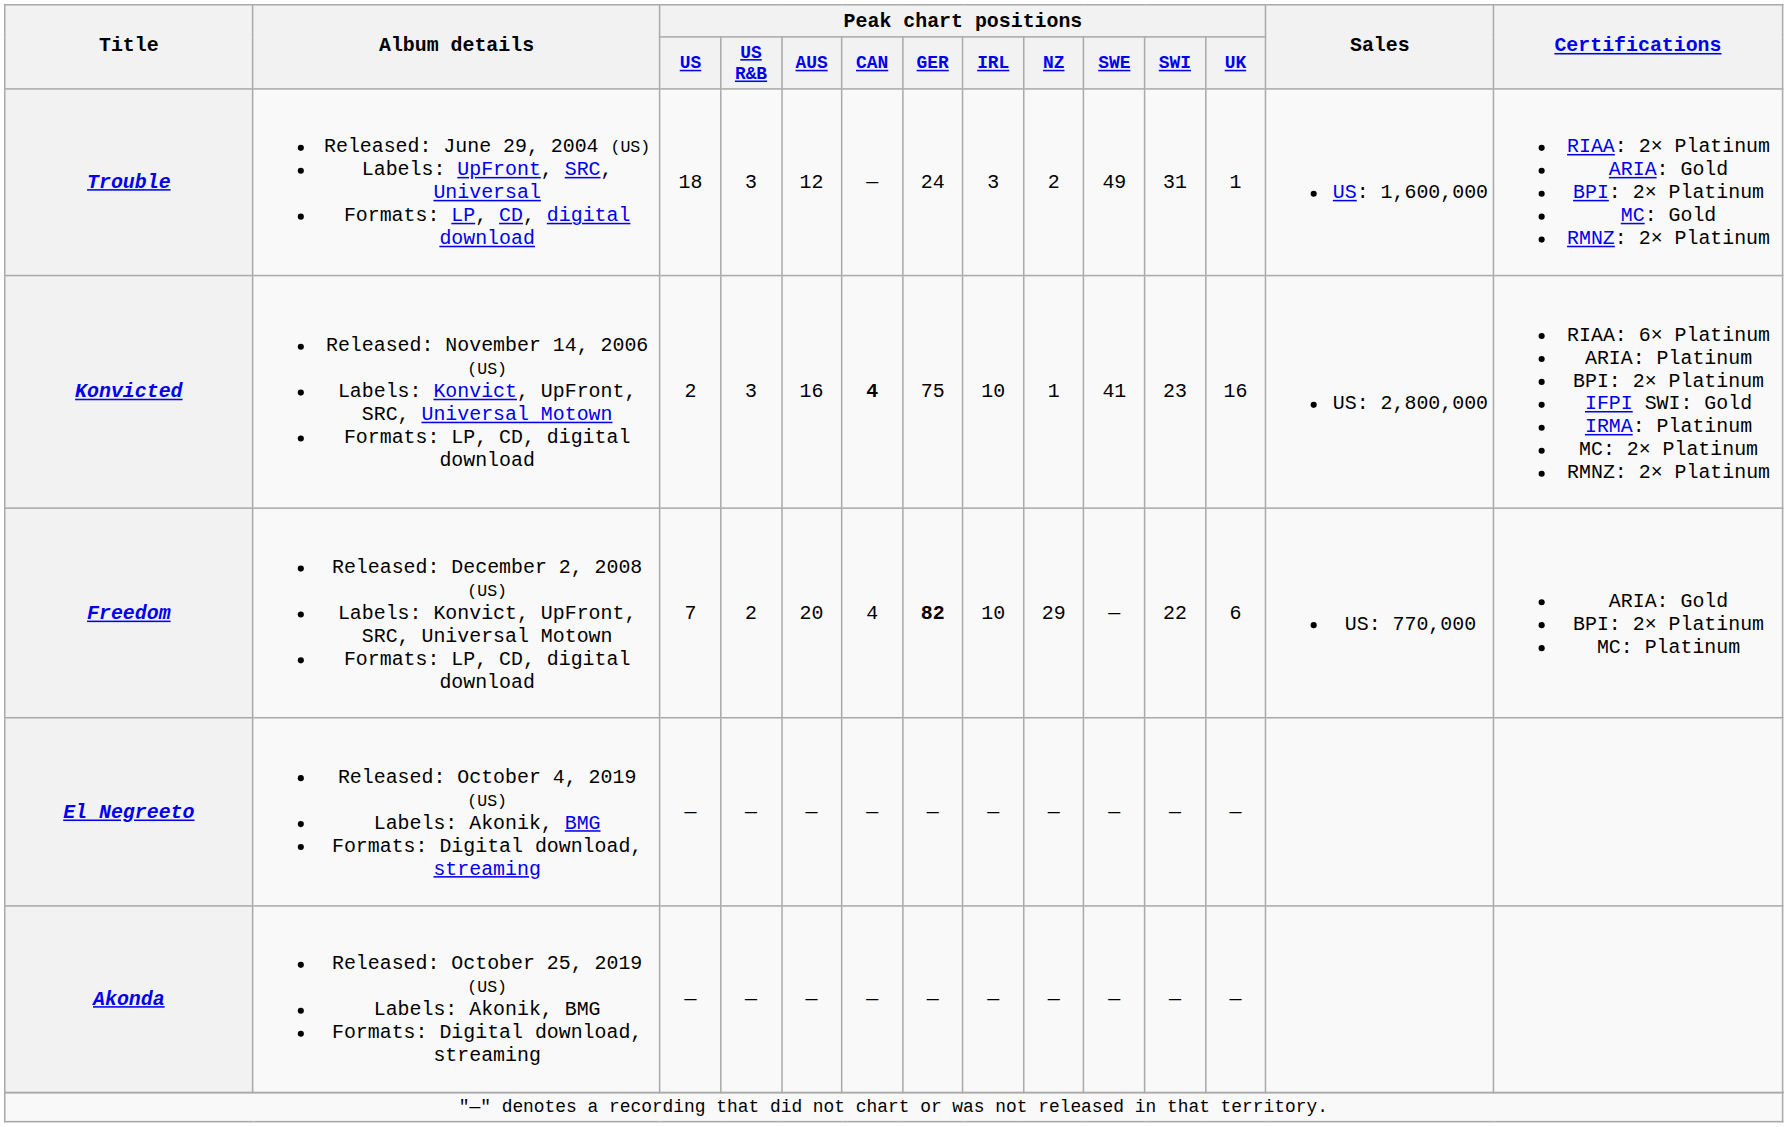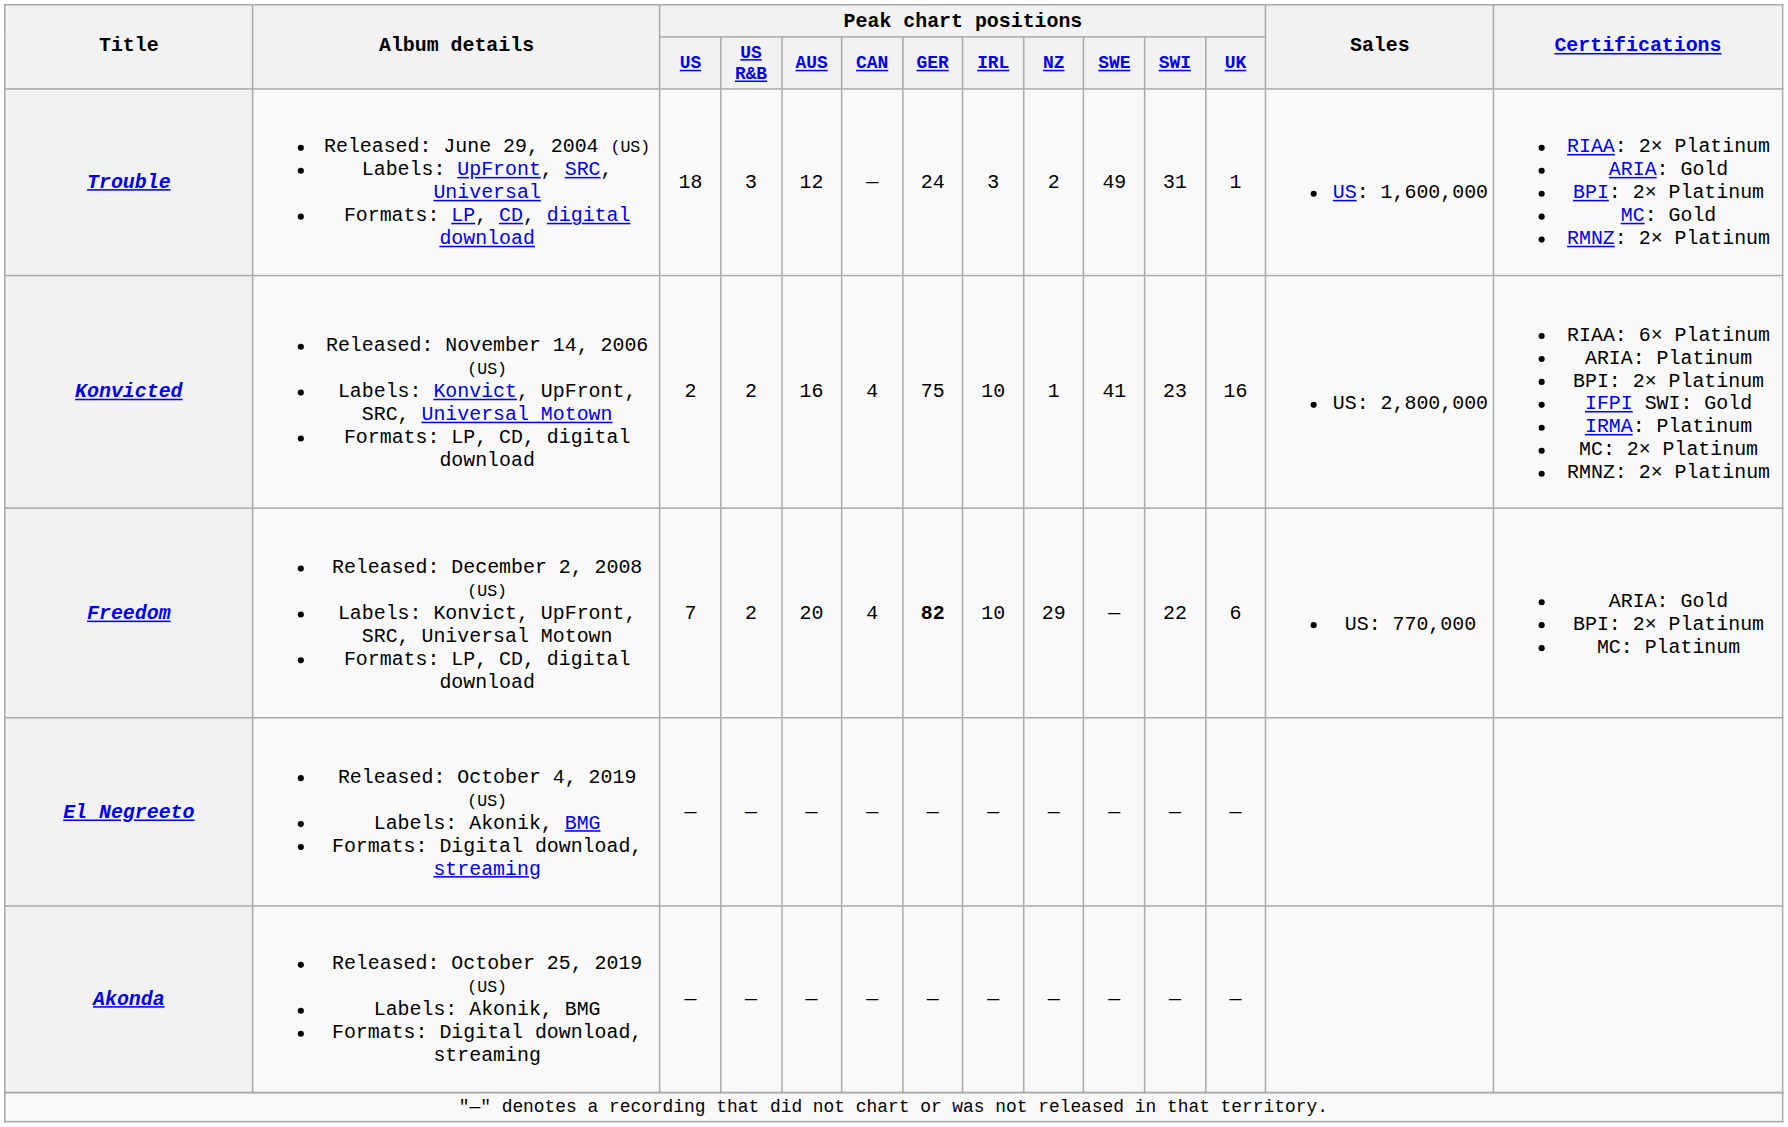(751, 392) 3 -> (751, 392) 2
(872, 392) bold -> (872, 392) normal
